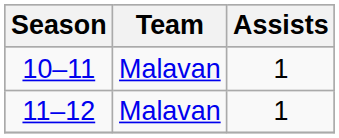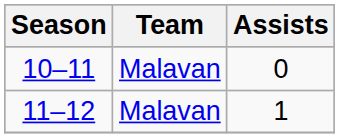(281, 68) 1 -> (281, 68) 0
